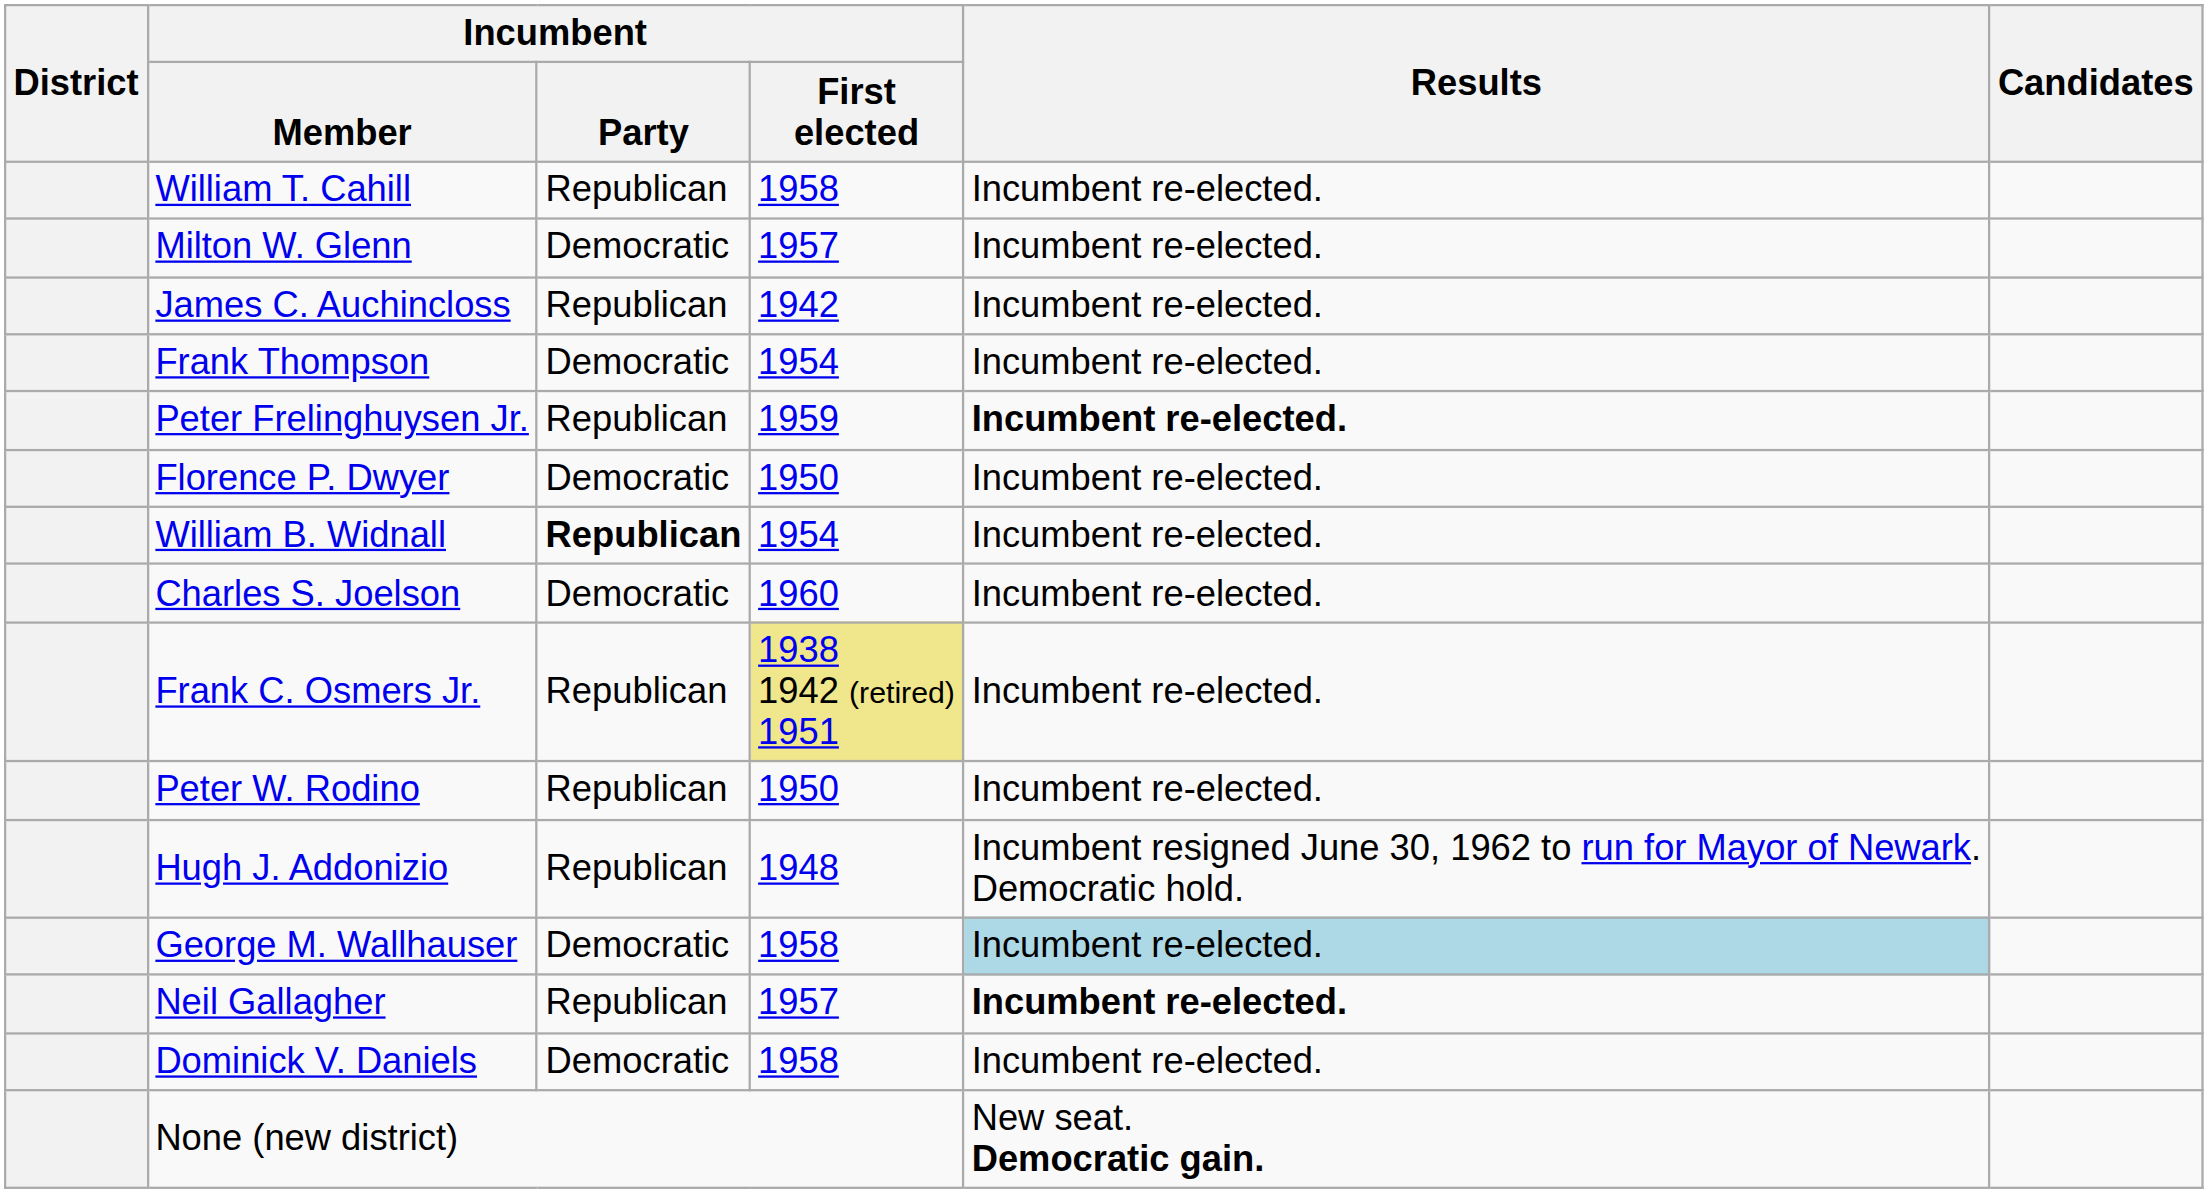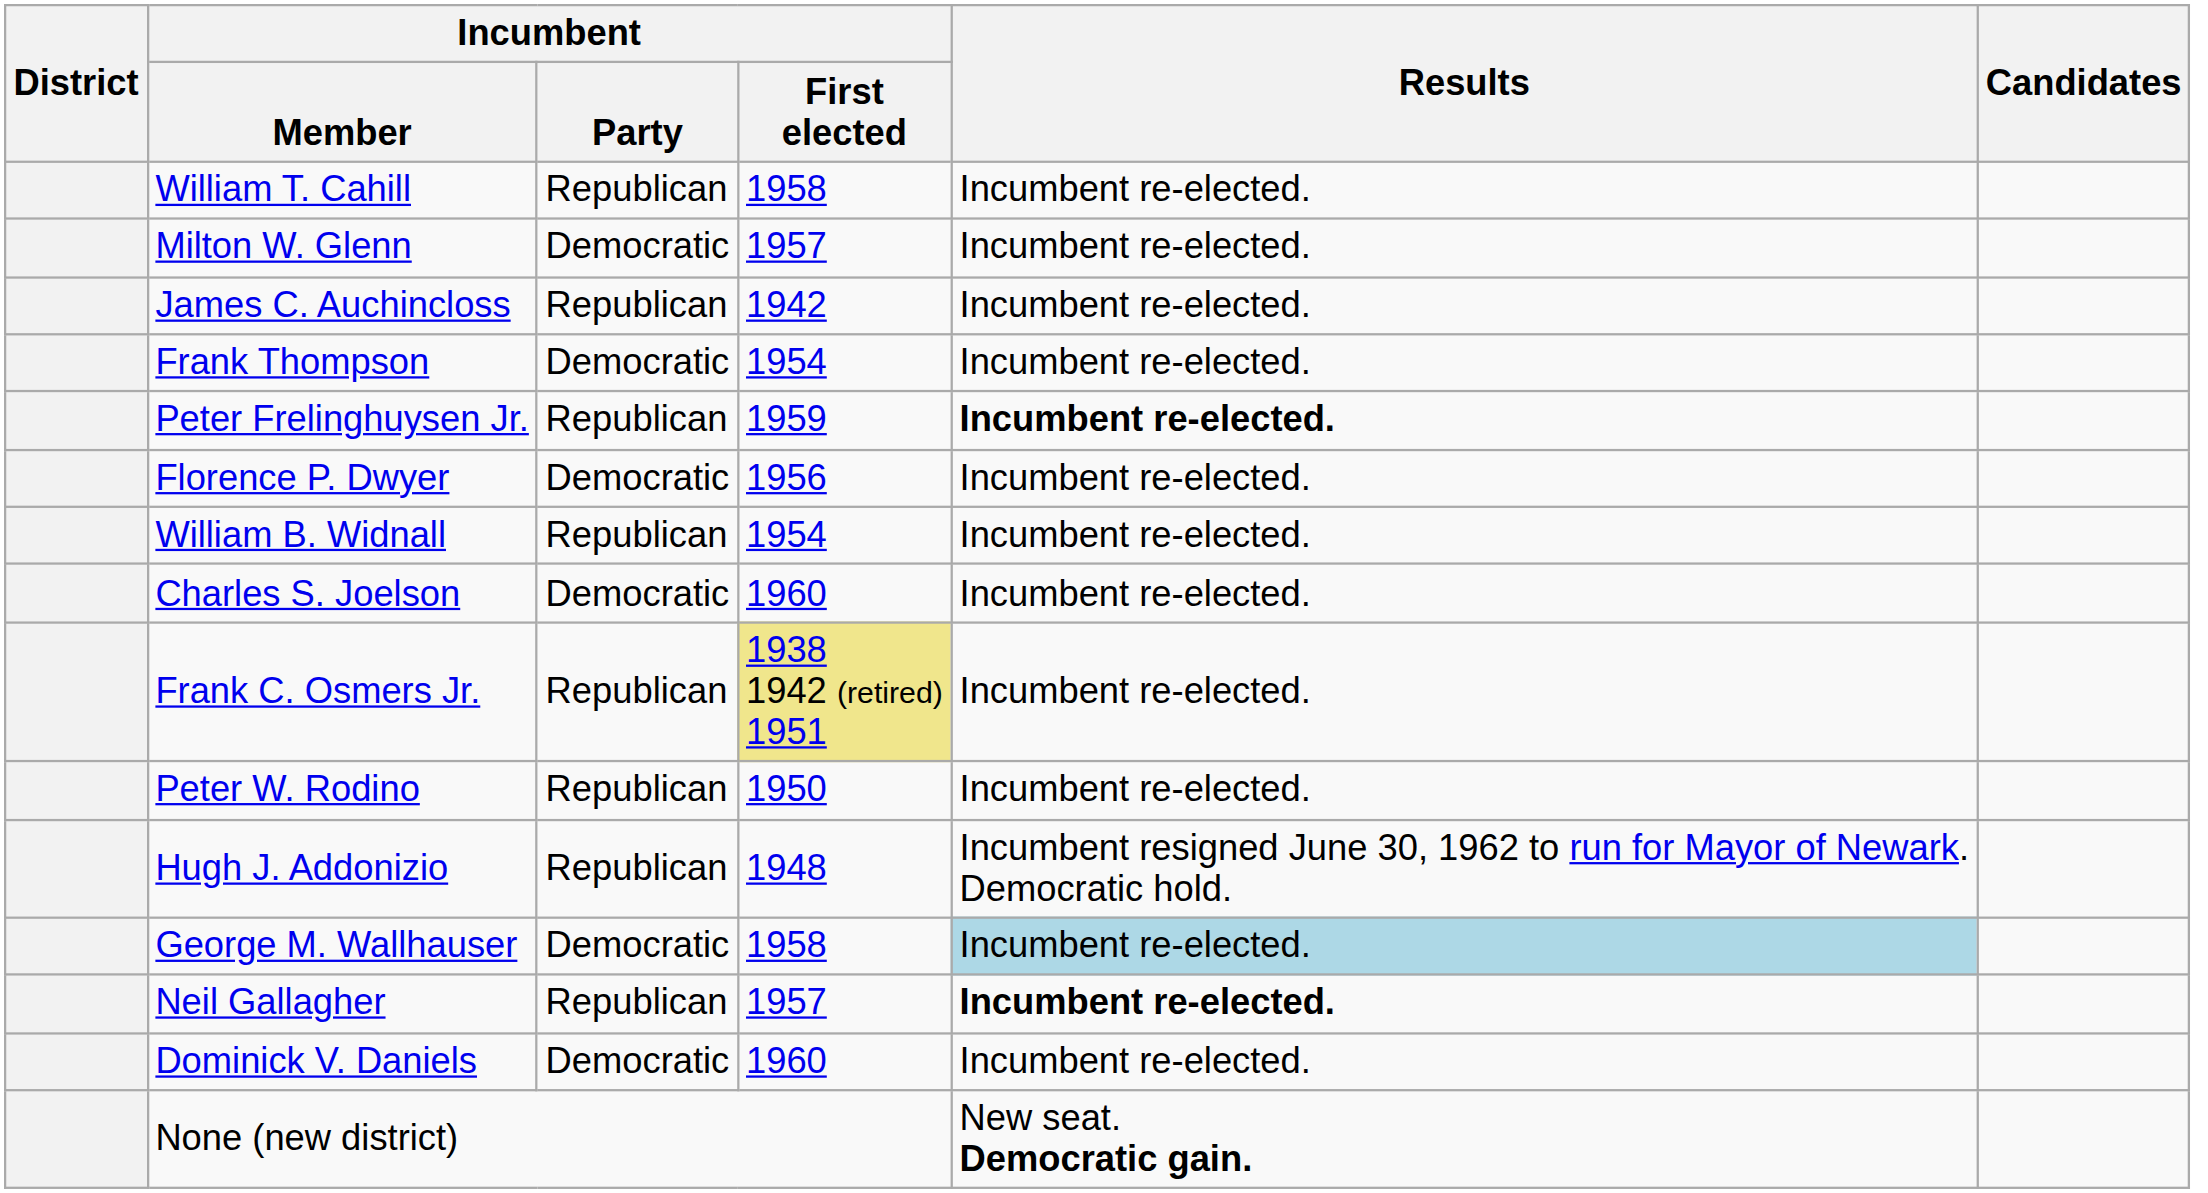(798, 477) 1950 -> (786, 477) 1956
(643, 534) bold -> (636, 534) normal
(798, 1060) 1958 -> (786, 1060) 1960
